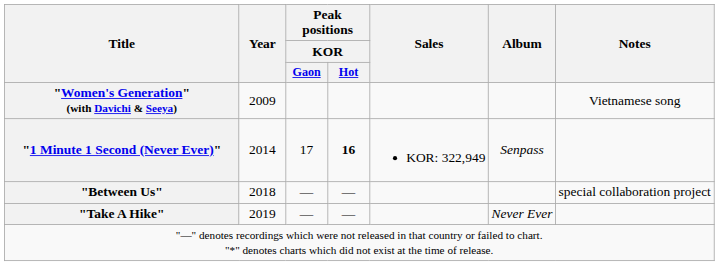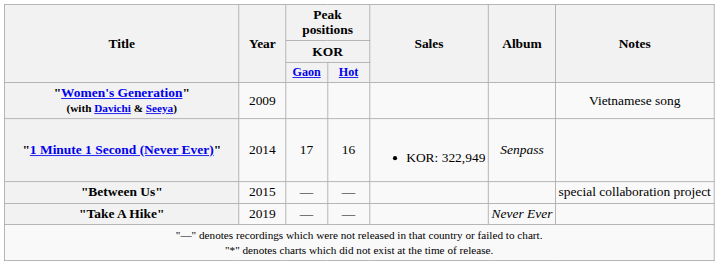(349, 150) bold -> (349, 150) normal
(262, 192) 2018 -> (262, 192) 2015
